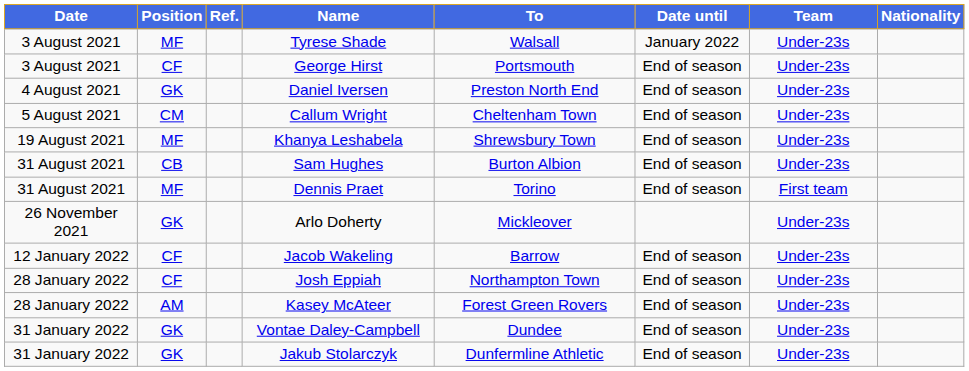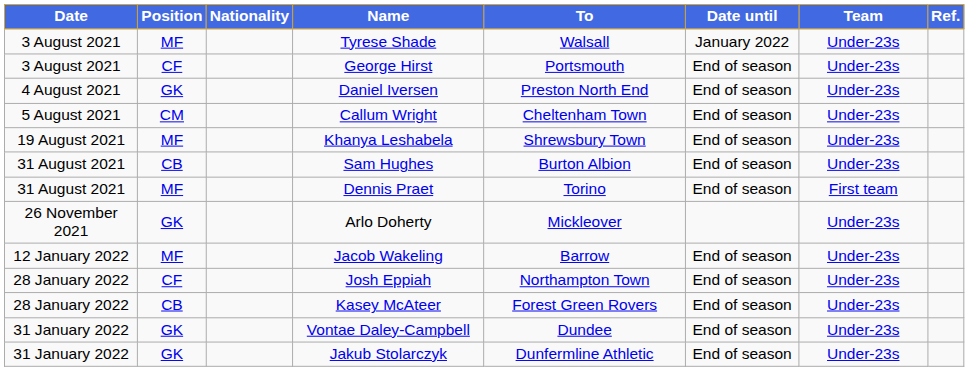columns swapped: (921, 16) <-> (224, 16)
(172, 255) CF -> (172, 255) MF
(172, 305) AM -> (172, 305) CB
